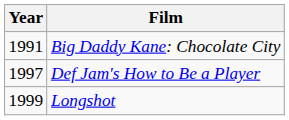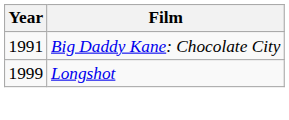- row: (156, 73)
